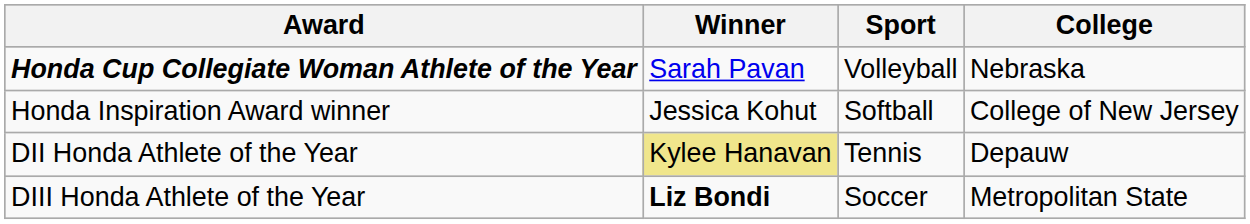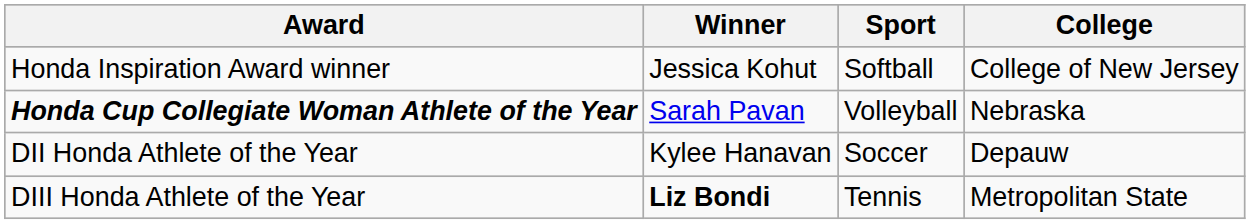rows swapped: (324, 68) <-> (201, 111)
(740, 153) khaki background -> (740, 153) no background
(883, 153) Tennis -> (886, 153) Soccer
(886, 196) Soccer -> (883, 196) Tennis
